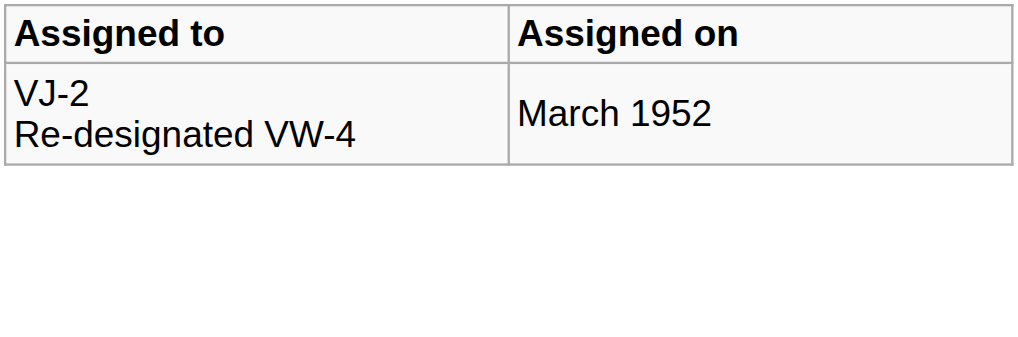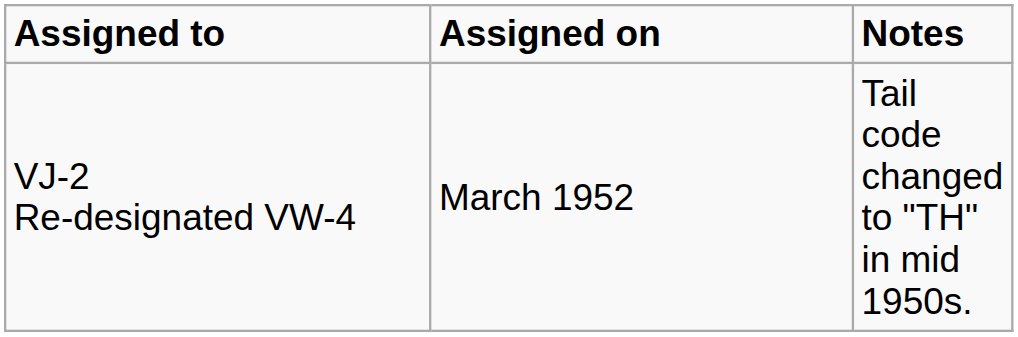+ column: (913, 33)
